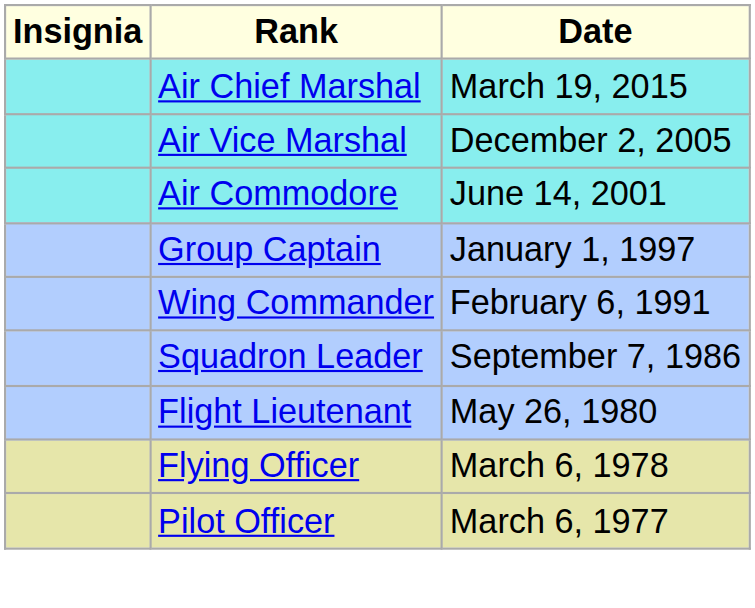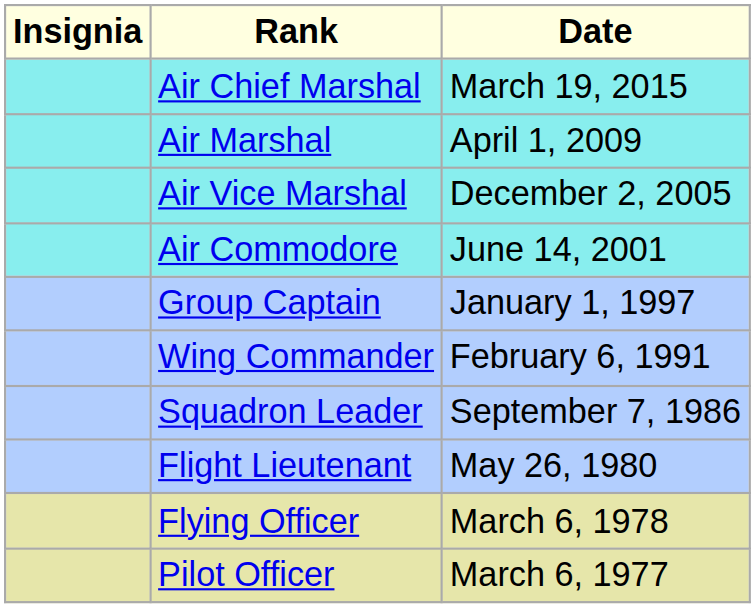+ row: (245, 140)
